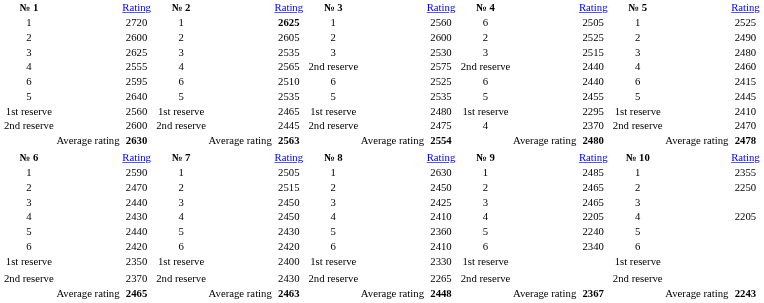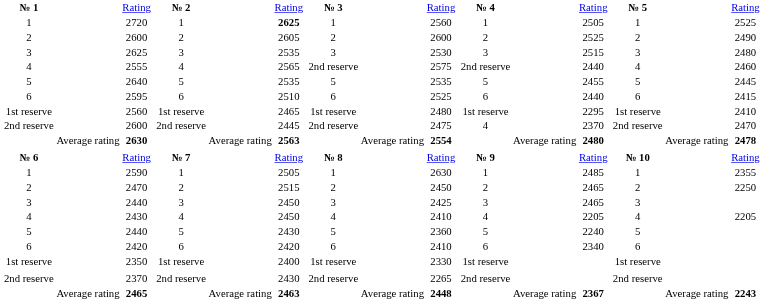(486, 22) 6 -> (486, 22) 1
rows swapped: (29, 96) <-> (29, 81)
